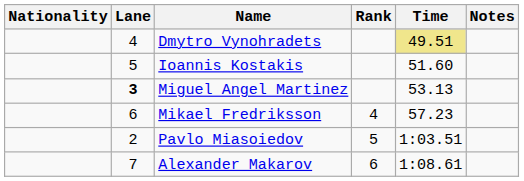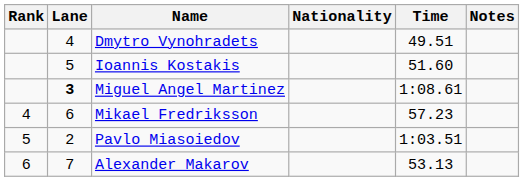columns swapped: (374, 17) <-> (58, 17)
(431, 41) khaki background -> (431, 41) no background
(431, 91) 53.13 -> (431, 91) 1:08.61
(431, 164) 1:08.61 -> (431, 164) 53.13
